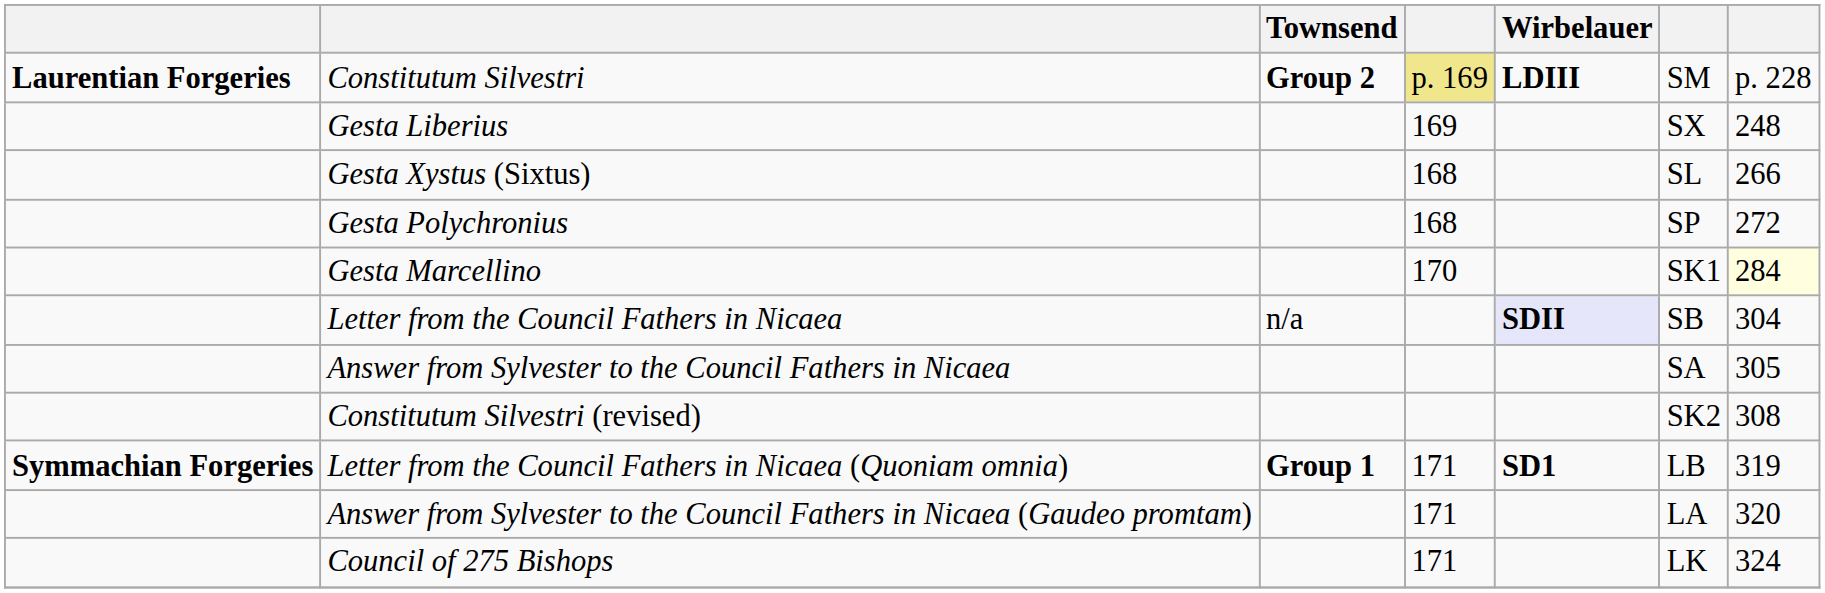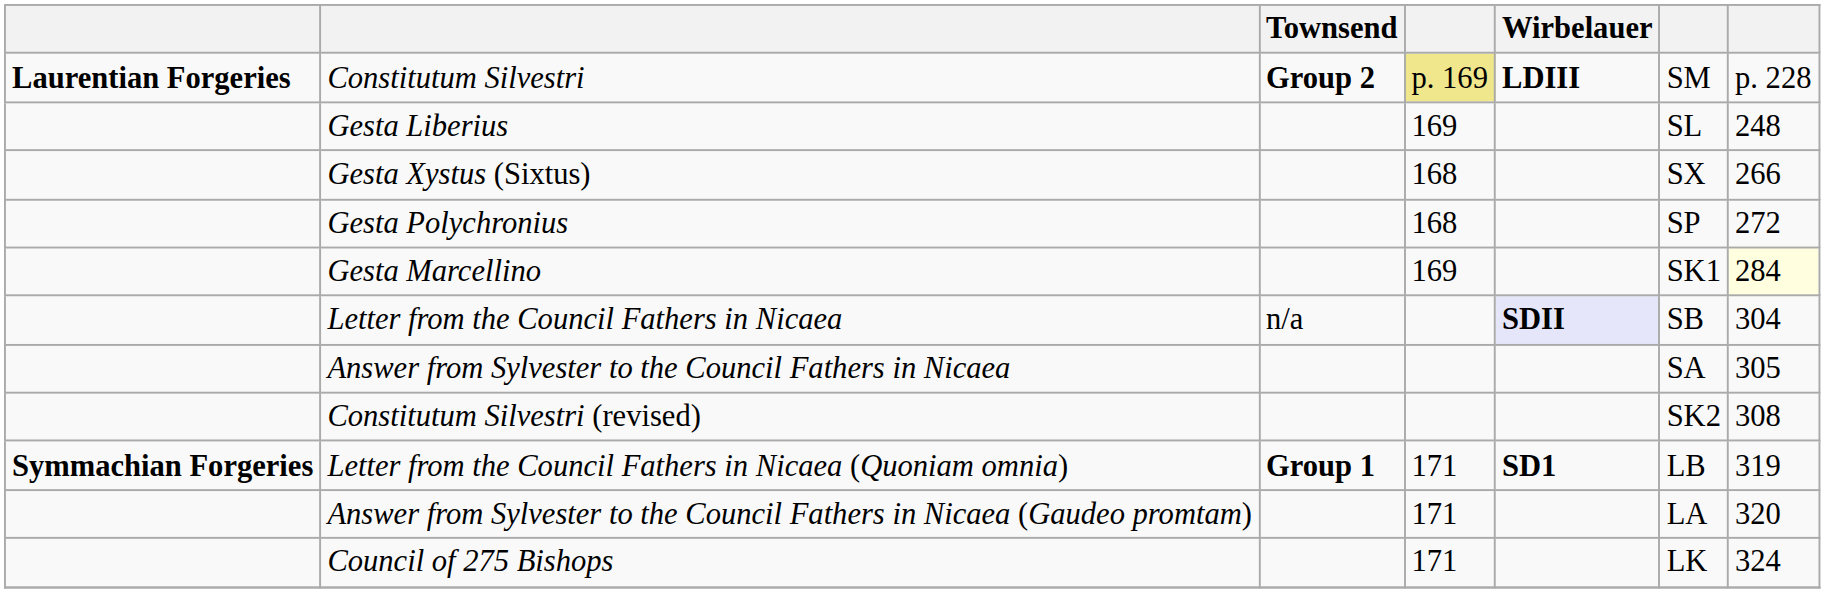(1686, 125) SX -> (1684, 125) SL
(1684, 174) SL -> (1686, 174) SX
(1434, 271) 170 -> (1434, 271) 169
